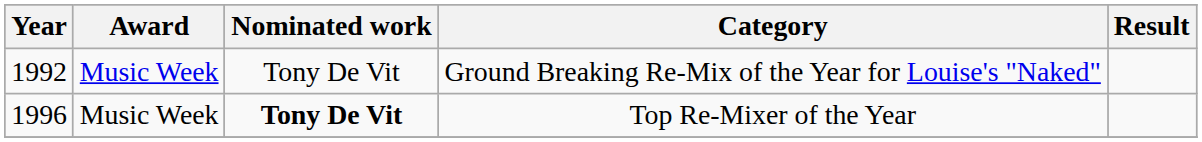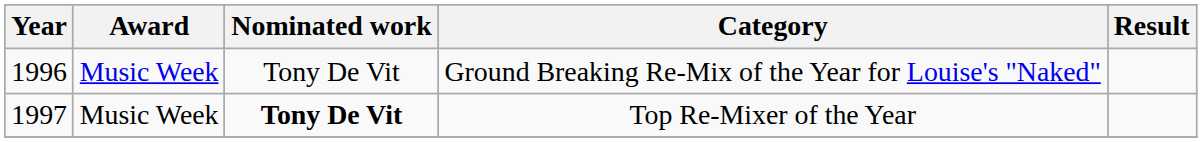(39, 70) 1992 -> (39, 70) 1996
(39, 114) 1996 -> (39, 114) 1997
